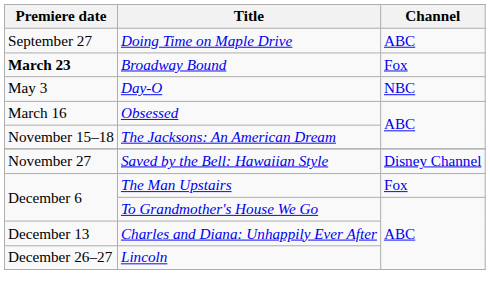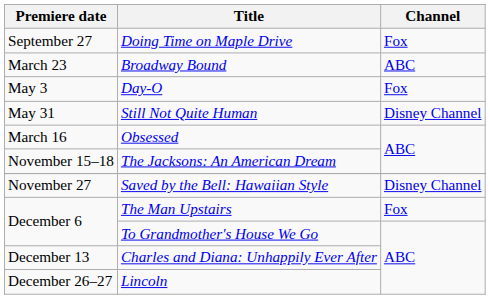(400, 40) ABC -> (396, 40) Fox
(39, 64) bold -> (37, 64) normal
(396, 64) Fox -> (400, 64) ABC
(400, 88) NBC -> (396, 88) Fox
+ row: (189, 112)
